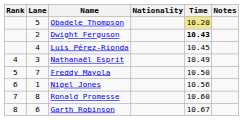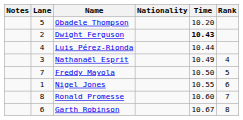columns swapped: (15, 11) <-> (225, 11)
(198, 23) khaki background -> (203, 23) no background
(198, 48) 10.45 -> (203, 48) 10.44
(198, 85) 10.56 -> (203, 85) 10.55
